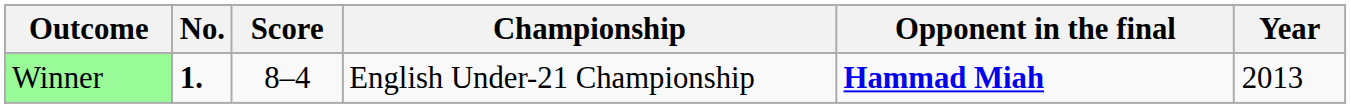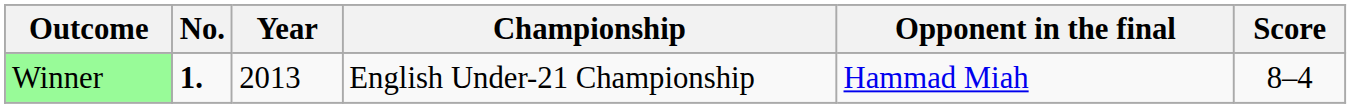columns swapped: (1290, 28) <-> (287, 28)
(944, 77) bold -> (936, 77) normal
